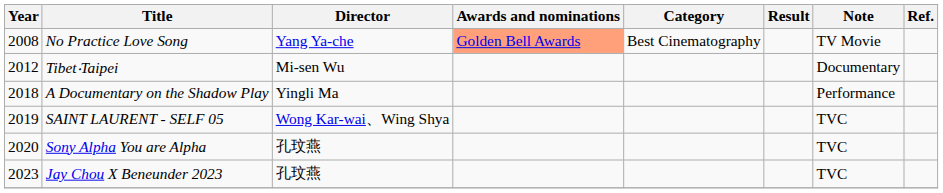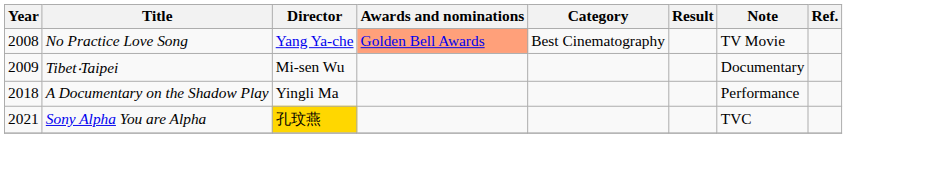(23, 67) 2012 -> (23, 67) 2009
- row: (135, 119)
(23, 146) 2020 -> (23, 119) 2021
(299, 146) no background -> (299, 118) gold background
- row: (134, 173)
